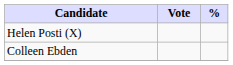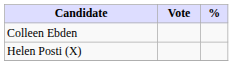rows swapped: (44, 32) <-> (42, 51)
